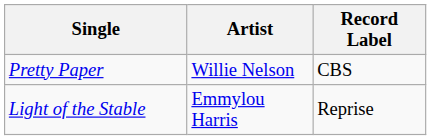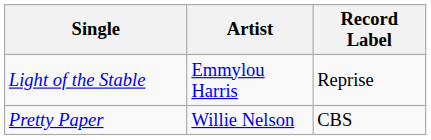rows swapped: (77, 109) <-> (56, 69)
